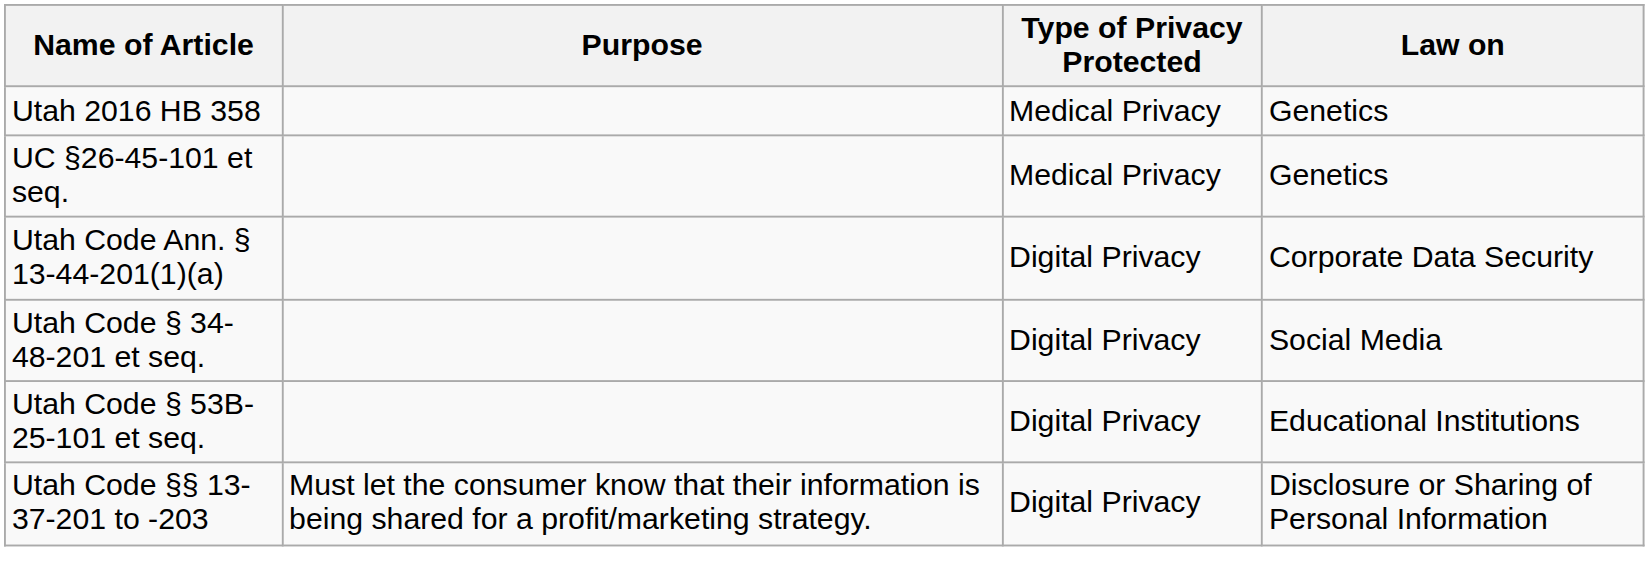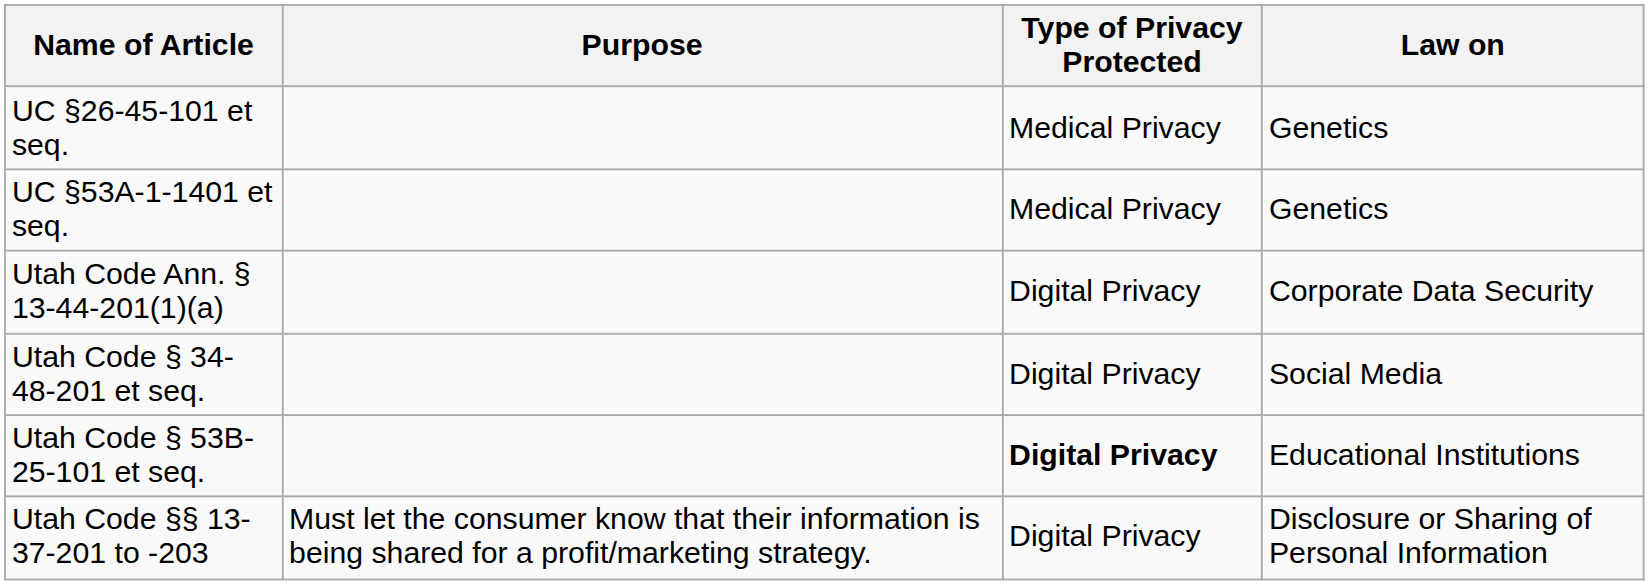- row: (136, 110)
+ row: (142, 209)
(1105, 421) normal -> (1113, 455) bold
